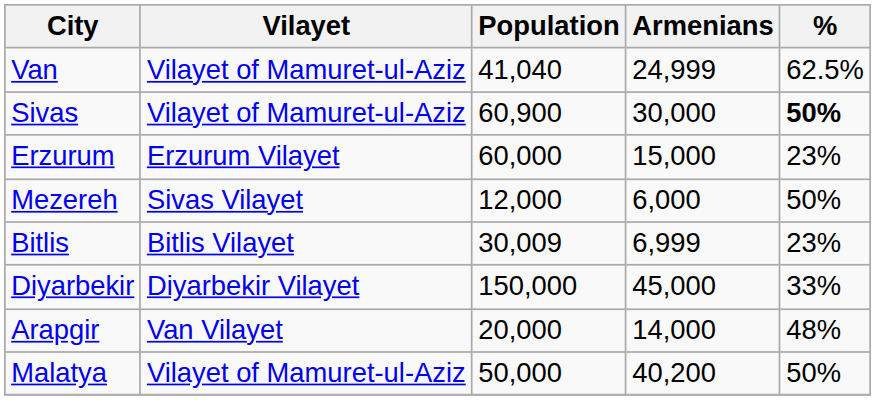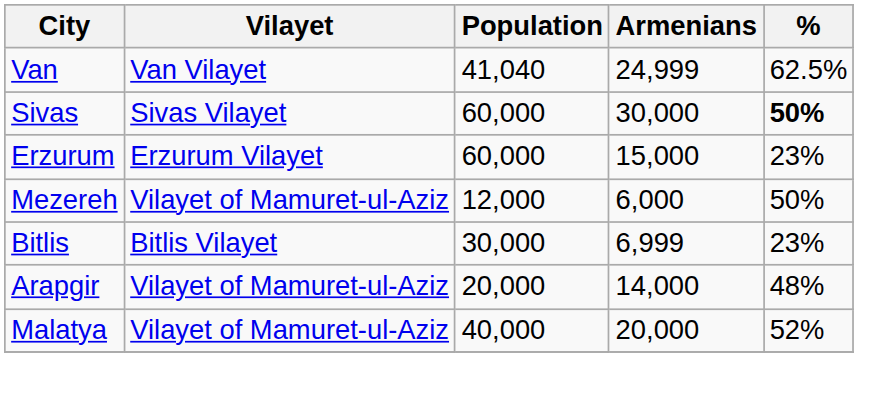(306, 69) Vilayet of Mamuret-ul-Aziz -> (198, 69) Van Vilayet
(306, 112) Vilayet of Mamuret-ul-Aziz -> (208, 112) Sivas Vilayet
(520, 112) 60,900 -> (503, 112) 60,000
(225, 199) Sivas Vilayet -> (290, 199) Vilayet of Mamuret-ul-Aziz
(520, 243) 30,009 -> (503, 243) 30,000
- row: (73, 286)
(215, 329) Van Vilayet -> (290, 286) Vilayet of Mamuret-ul-Aziz
(520, 373) 50,000 -> (503, 329) 40,000
(674, 373) 40,200 -> (657, 329) 20,000
(814, 373) 50% -> (797, 329) 52%
